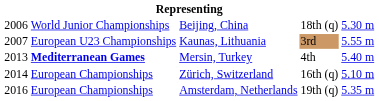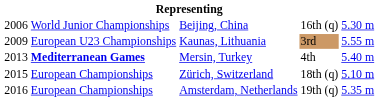(319, 25) 18th (q) -> (319, 25) 16th (q)
(16, 41) 2007 -> (16, 41) 2009
(16, 74) 2014 -> (16, 74) 2015
(319, 74) 16th (q) -> (319, 74) 18th (q)
